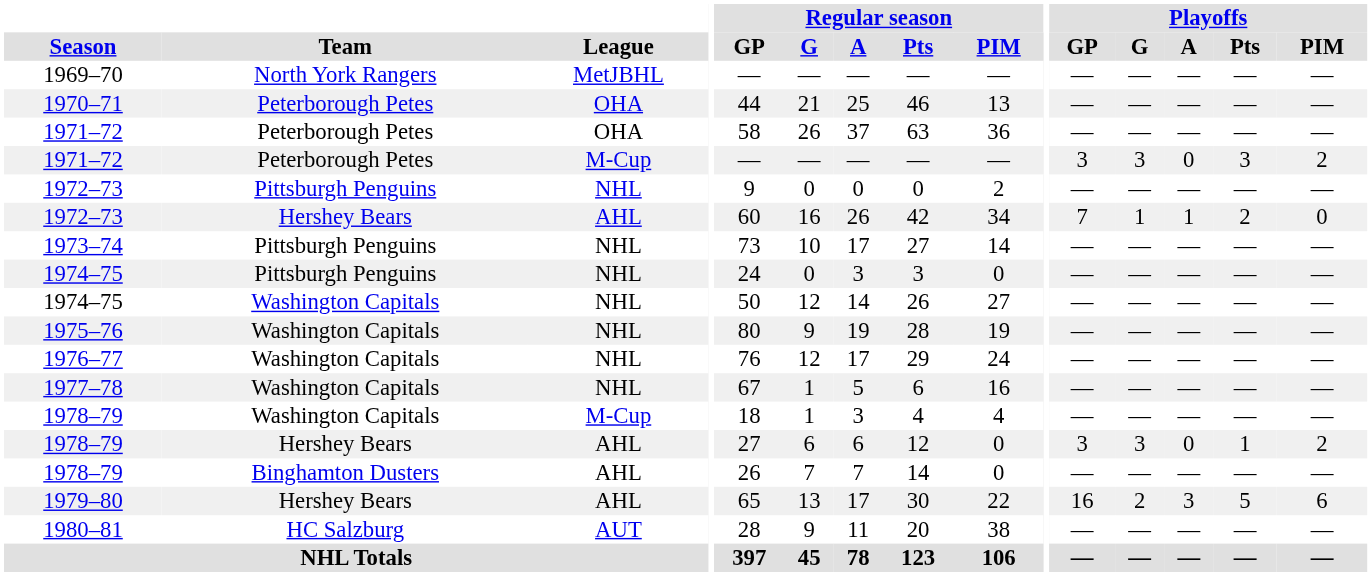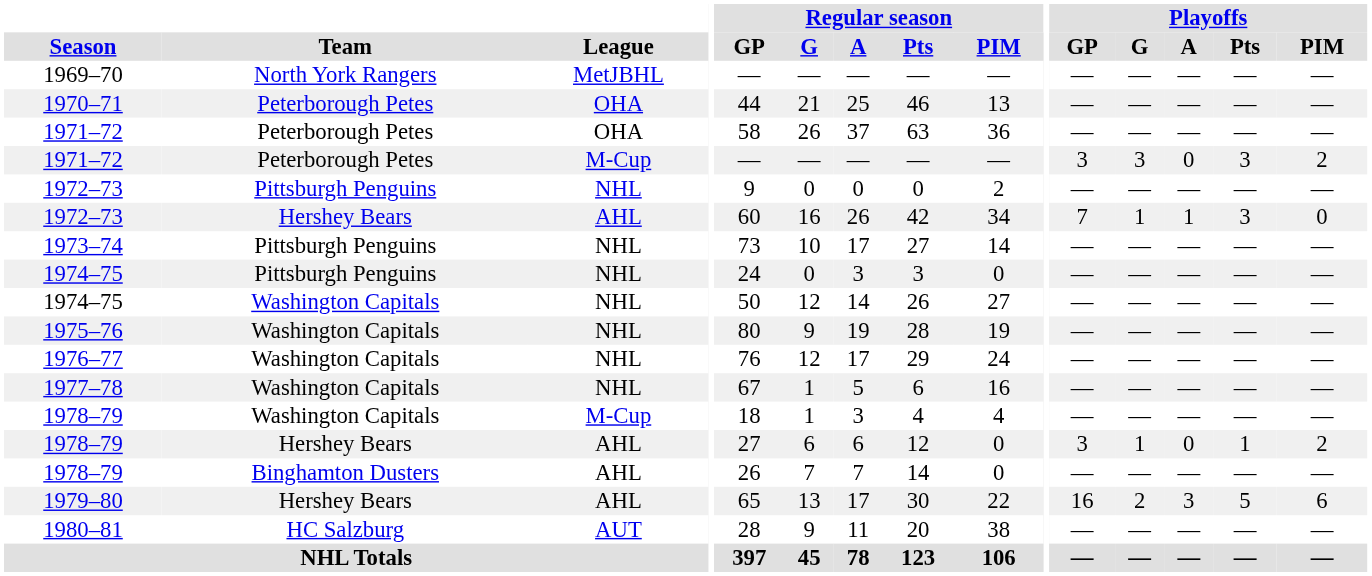(1245, 216) 2 -> (1245, 216) 3
(1140, 443) 3 -> (1140, 443) 1
